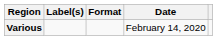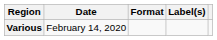columns swapped: (166, 12) <-> (65, 12)
